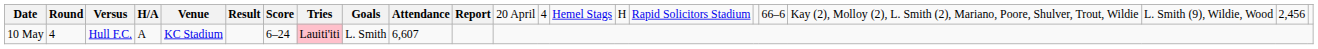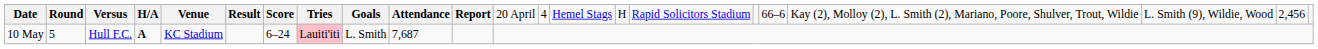(52, 34) 4 -> (52, 34) 5
(142, 34) normal -> (142, 34) bold
(405, 34) 6,607 -> (405, 34) 7,687
